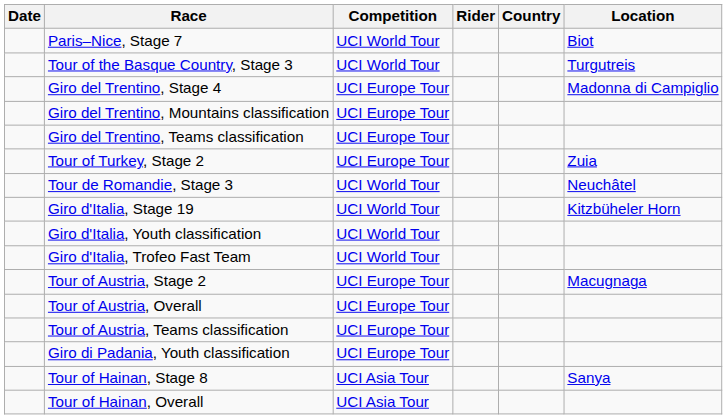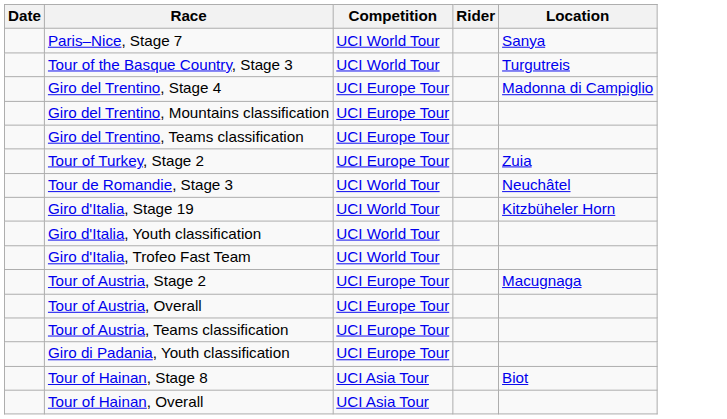- column: (531, 16)
(580, 40) Biot -> (524, 40) Sanya
(589, 378) Sanya -> (515, 378) Biot
